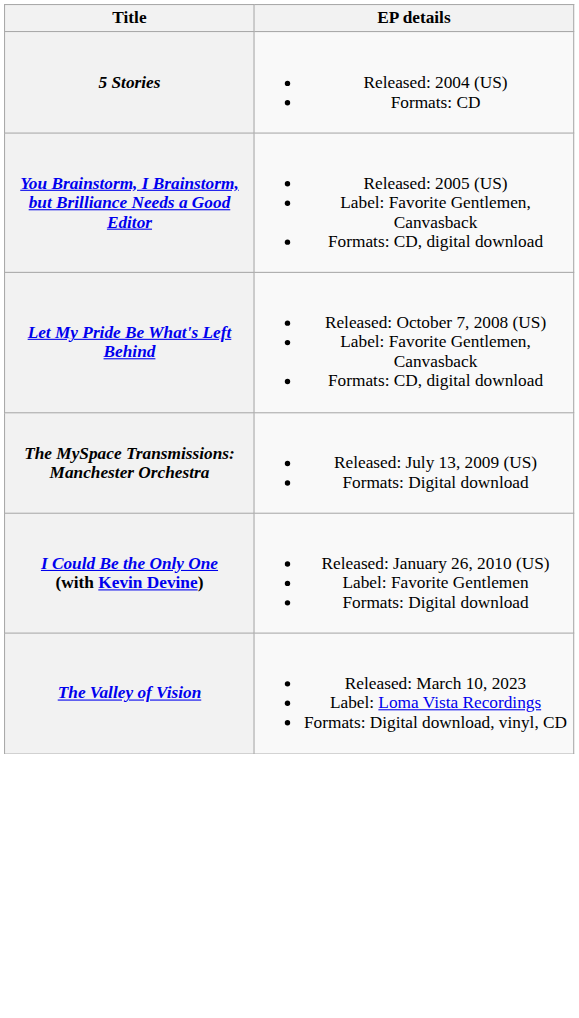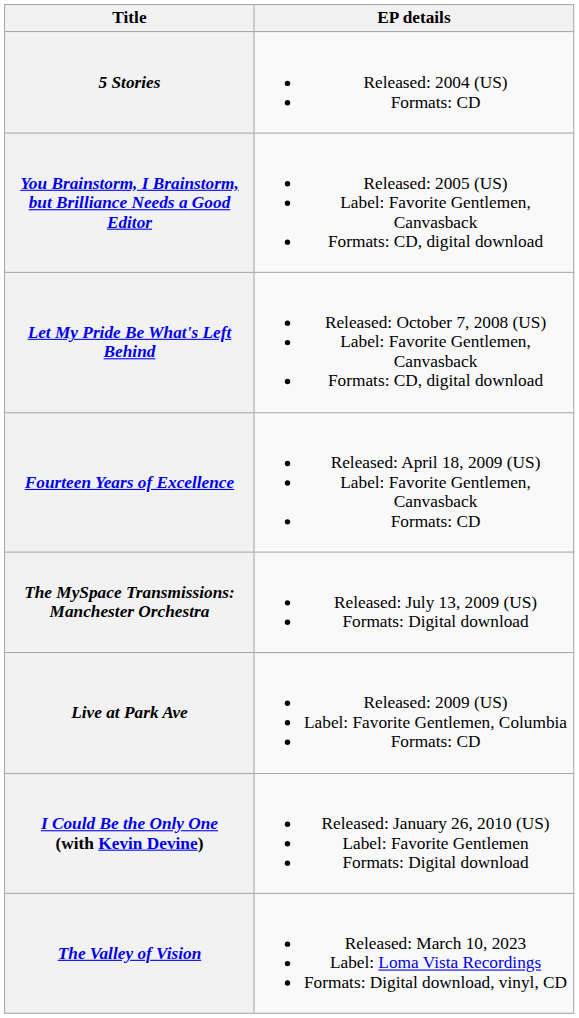+ row: (129, 482)
+ row: (129, 712)
